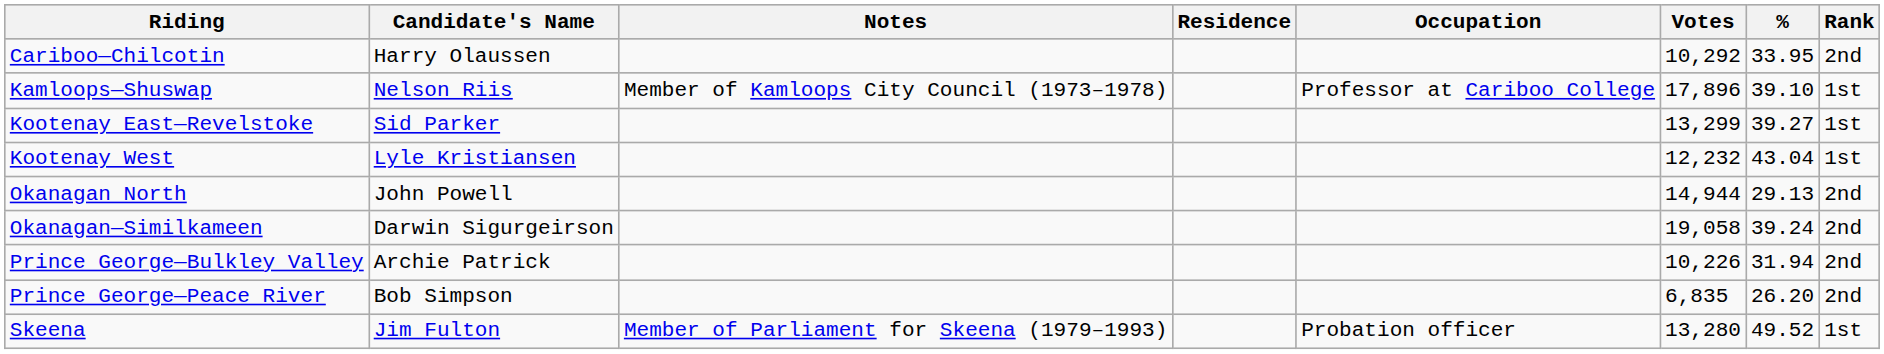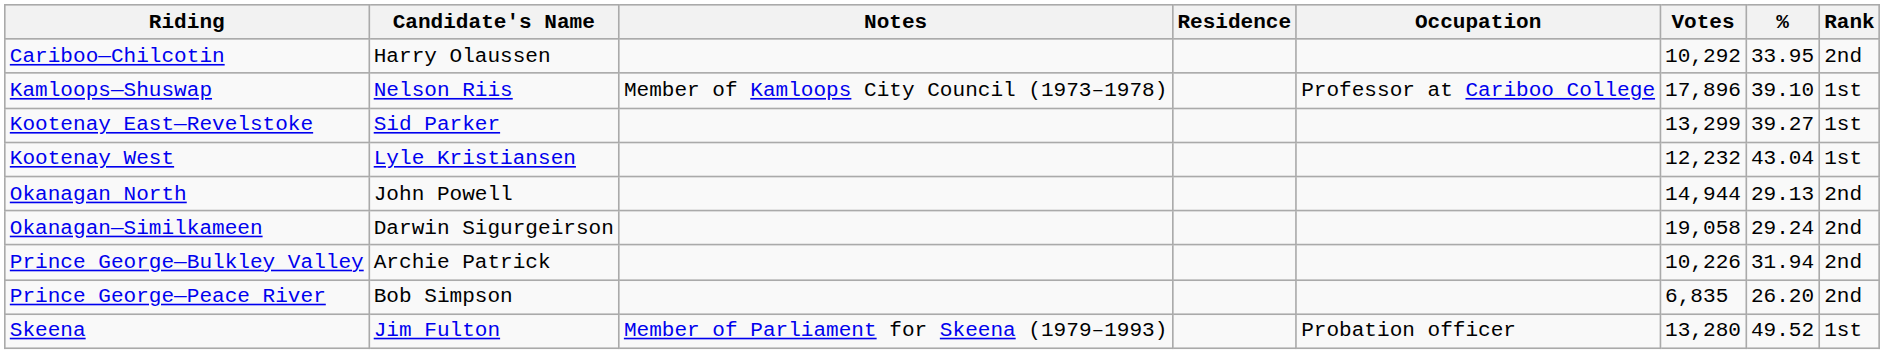(1783, 228) 39.24 -> (1783, 228) 29.24
